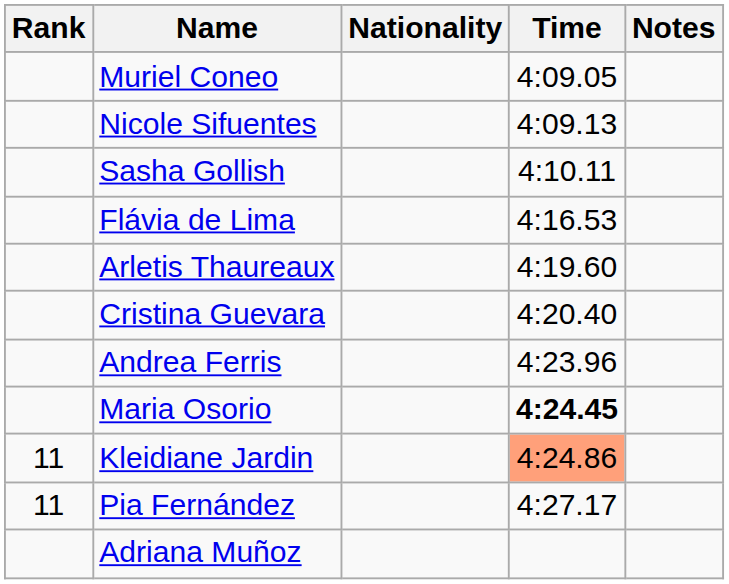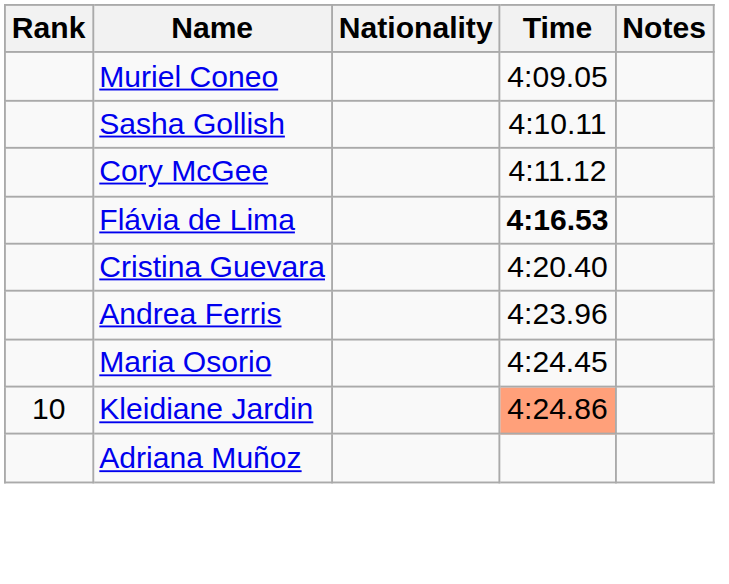- row: (208, 123)
+ row: (184, 171)
(567, 219) normal -> (557, 219) bold
- row: (217, 266)
(567, 409) bold -> (557, 362) normal
(49, 457) 11 -> (49, 409) 10
- row: (197, 505)
